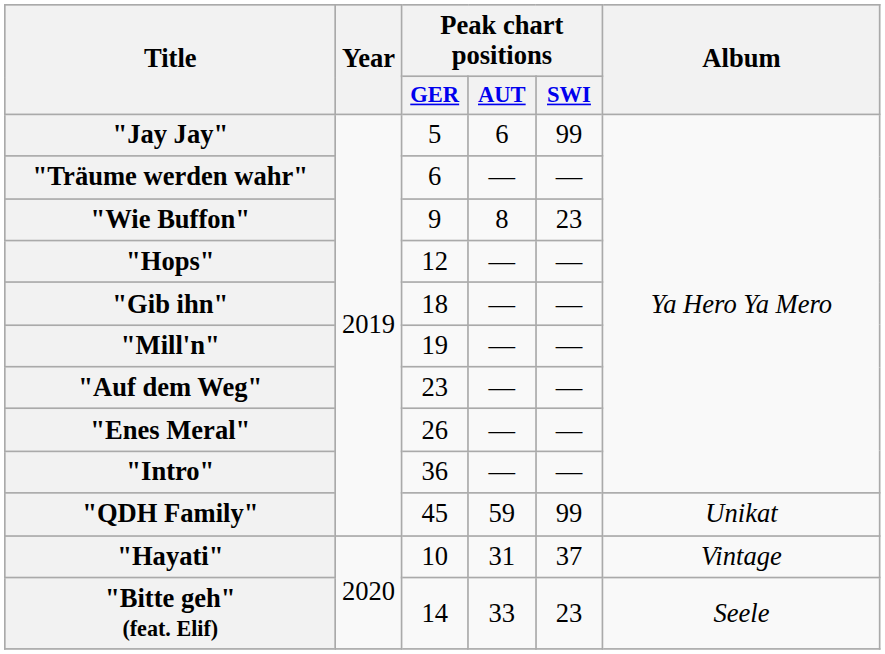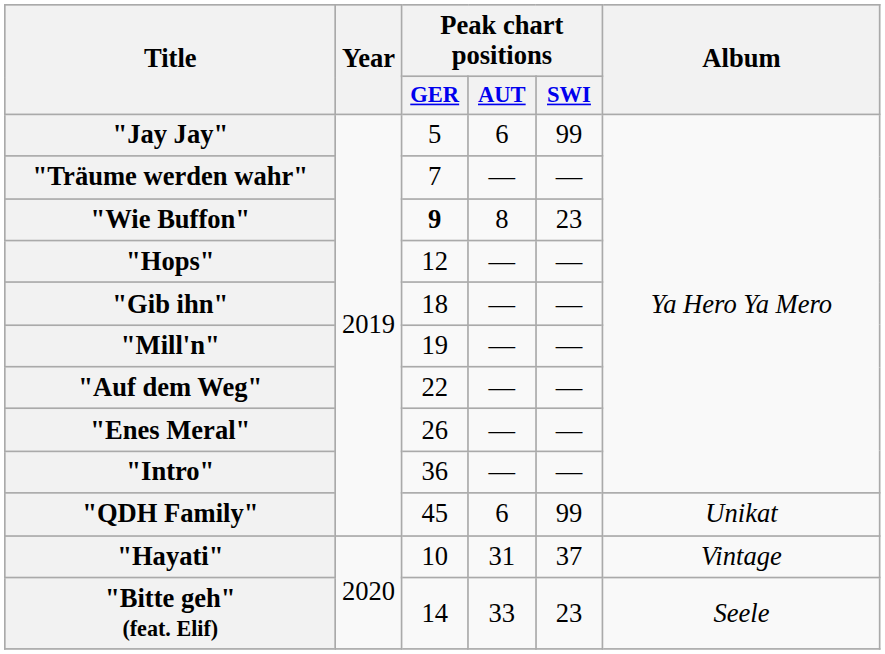(435, 176) 6 -> (435, 176) 7
(435, 219) normal -> (435, 219) bold
(435, 387) 23 -> (435, 387) 22
(502, 513) 59 -> (502, 513) 6
